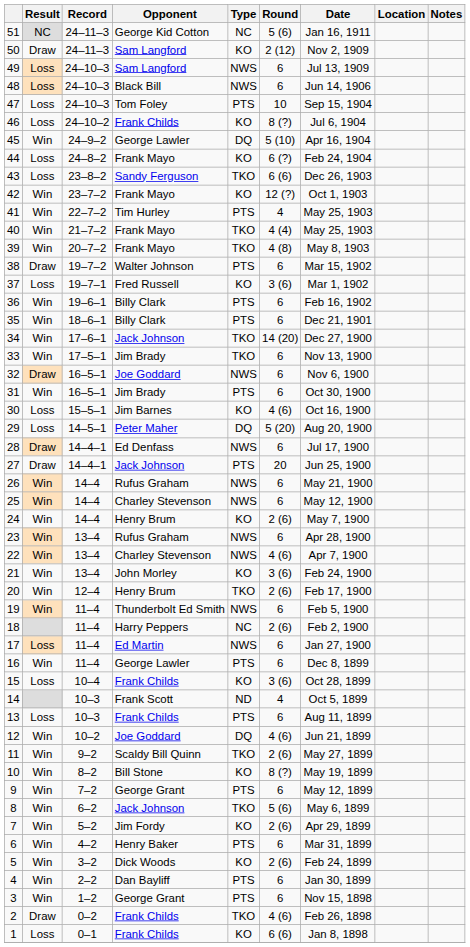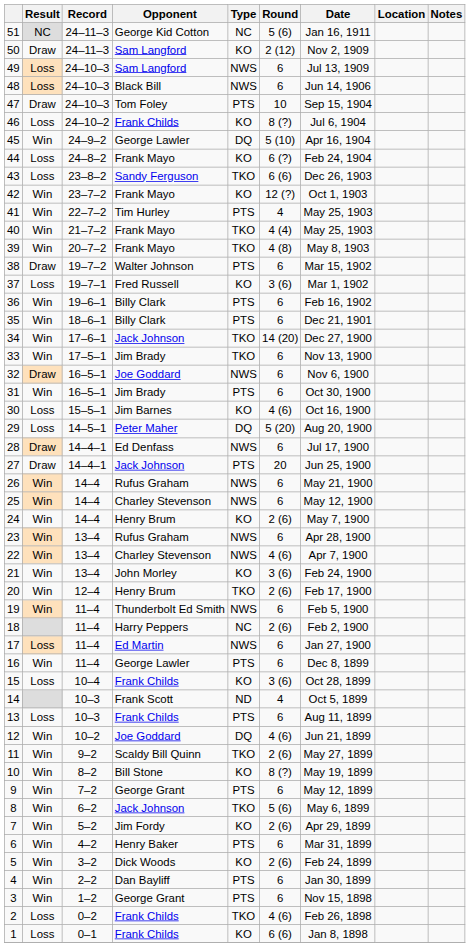(42, 104) Loss -> (42, 104) Draw
(42, 916) Draw -> (42, 916) Loss
